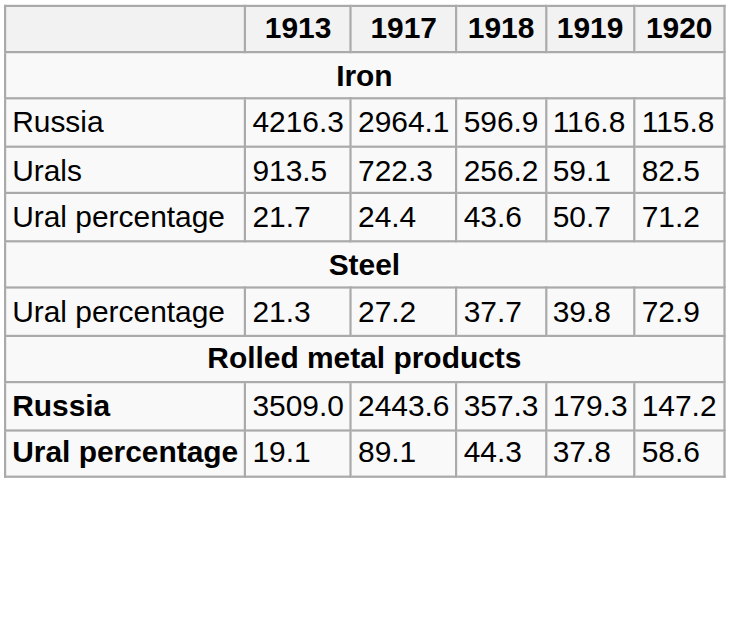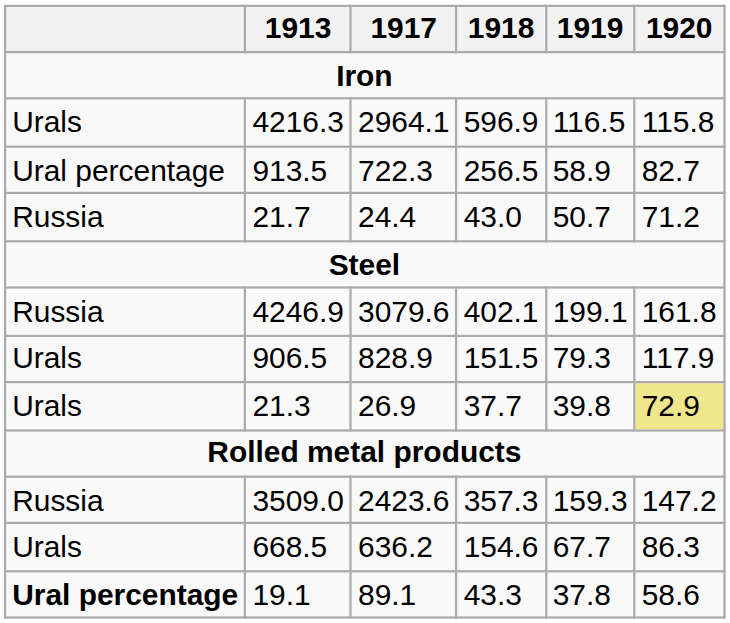(58, 123) Russia -> (47, 123) Urals
(589, 123) 116.8 -> (589, 123) 116.5
(47, 170) Urals -> (119, 170) Ural percentage
(501, 170) 256.2 -> (501, 170) 256.5
(582, 170) 59.1 -> (582, 170) 58.9
(671, 170) 82.5 -> (671, 170) 82.7
(119, 217) Ural percentage -> (58, 217) Russia
(493, 217) 43.6 -> (493, 217) 43.0
+ row: (298, 312)
+ row: (290, 359)
(119, 312) Ural percentage -> (47, 406) Urals
(387, 312) 27.2 -> (387, 406) 26.9
(671, 312) no background -> (671, 406) khaki background
(61, 406) bold -> (58, 500) normal
(404, 406) 2443.6 -> (404, 500) 2423.6
(590, 406) 179.3 -> (590, 500) 159.3
+ row: (290, 547)
(493, 453) 44.3 -> (493, 595) 43.3
